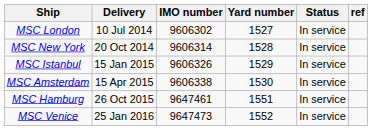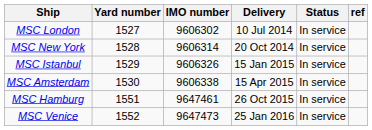columns swapped: (261, 13) <-> (124, 13)
